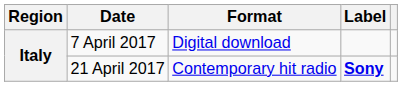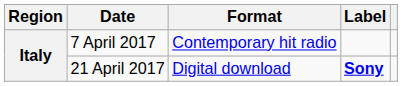(232, 42) Digital download -> (254, 42) Contemporary hit radio
(254, 68) Contemporary hit radio -> (232, 68) Digital download
